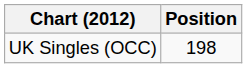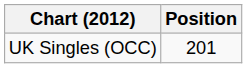(201, 47) 198 -> (201, 47) 201
